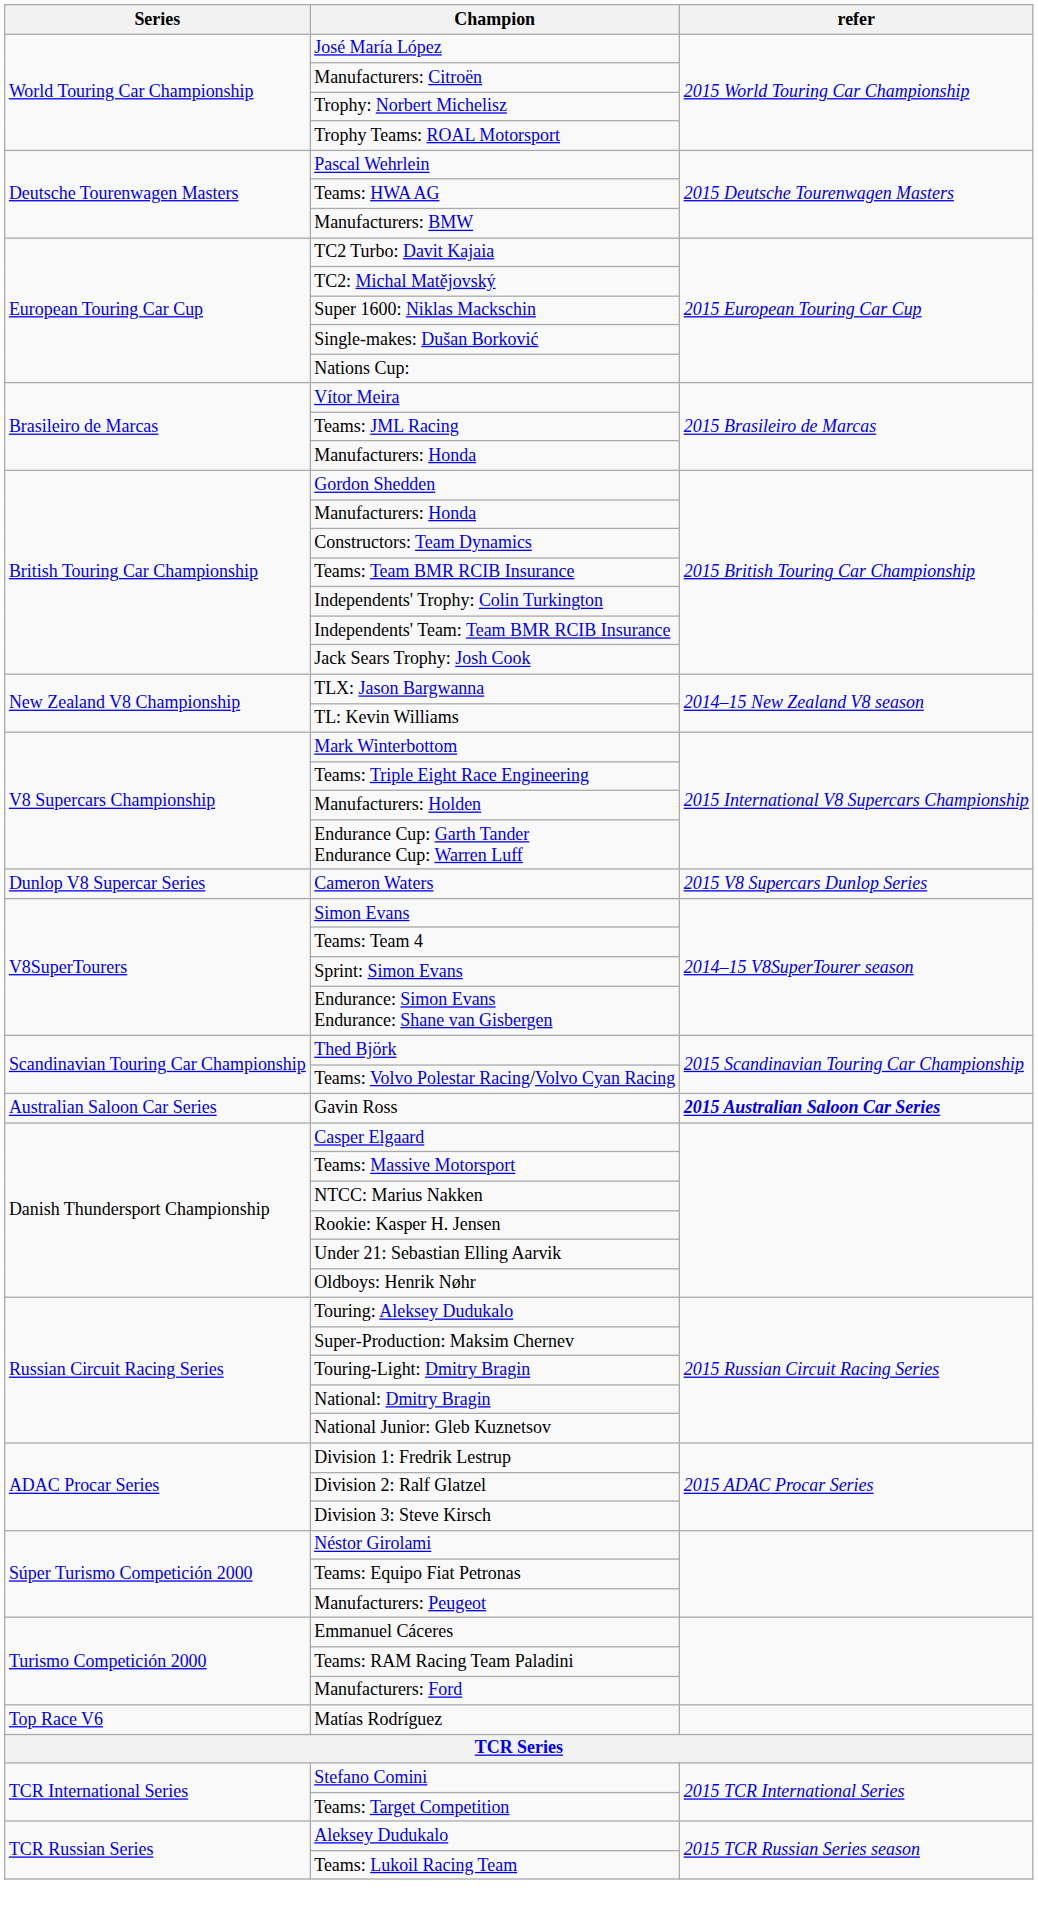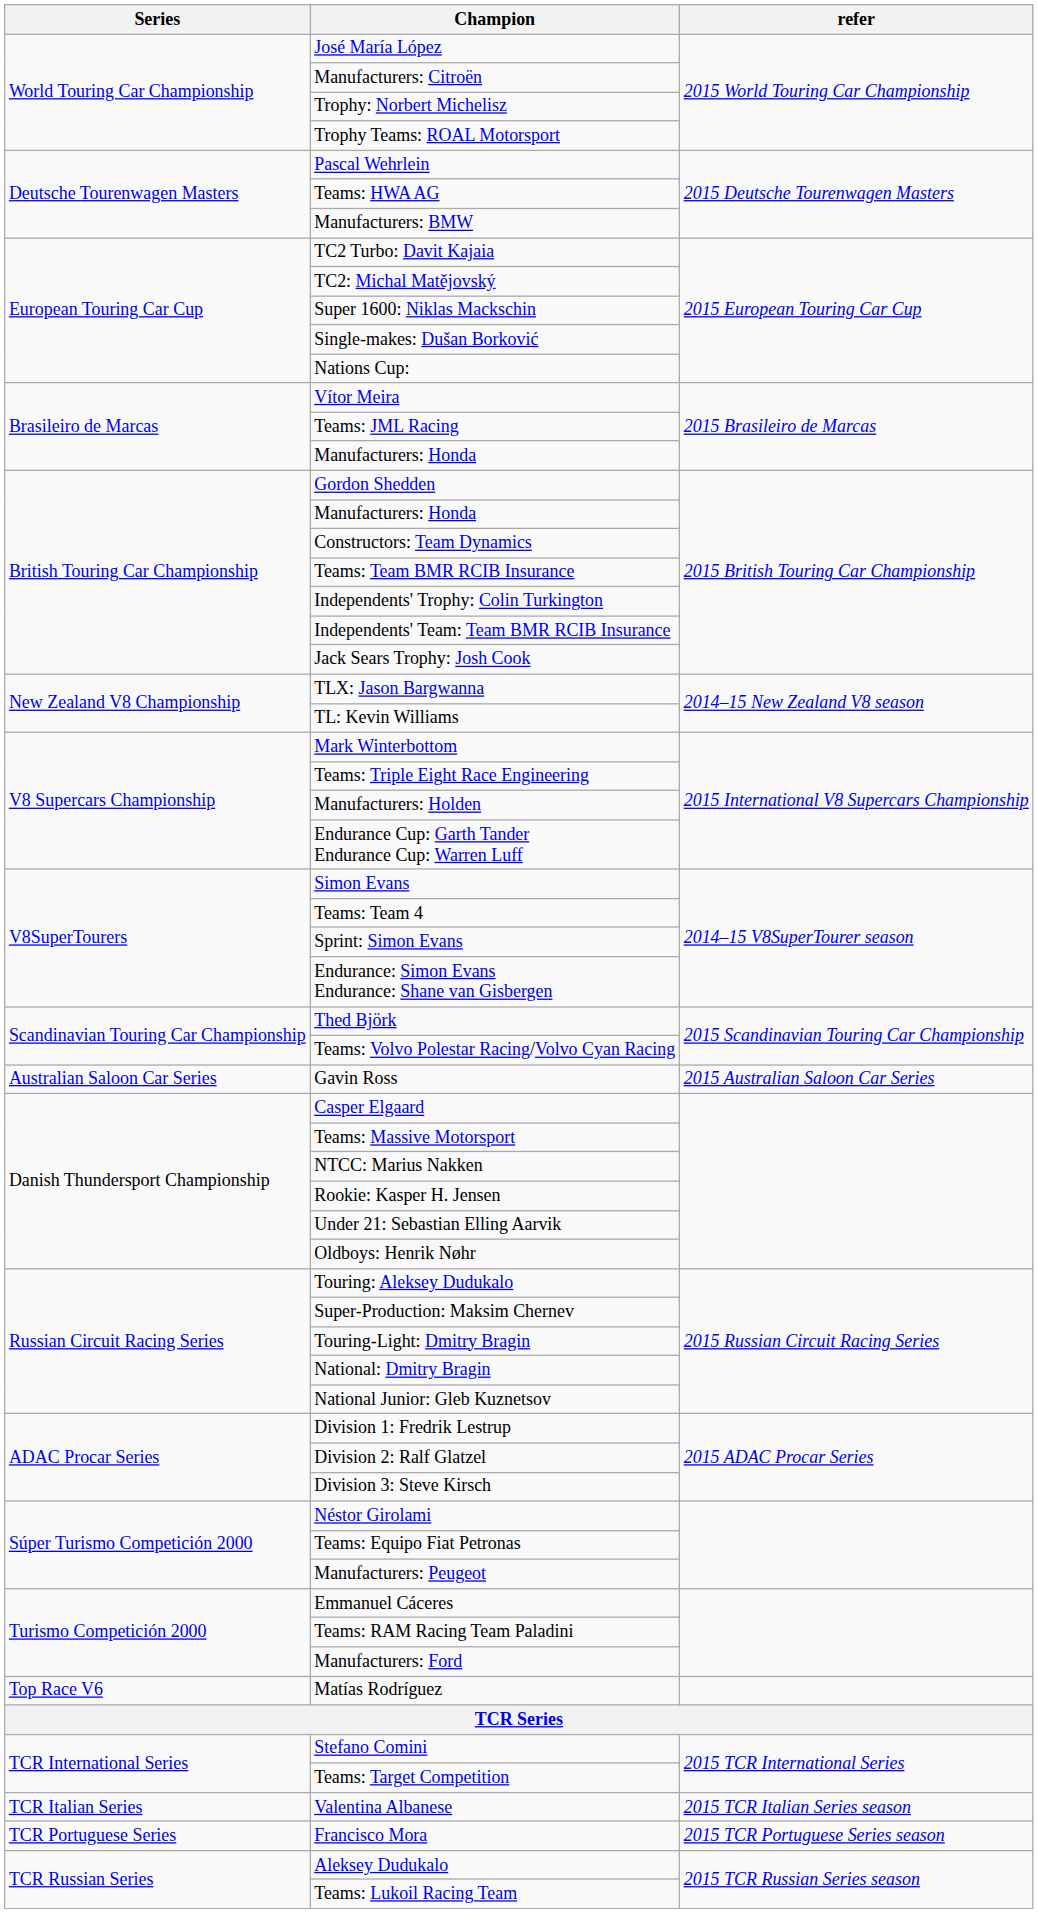- row: (107, 883)
(812, 1108) bold -> (809, 1078) normal
+ row: (76, 1806)
+ row: (93, 1835)
